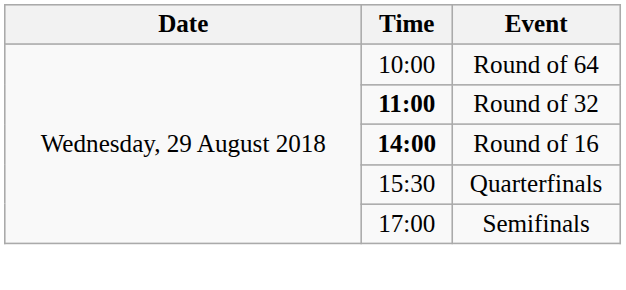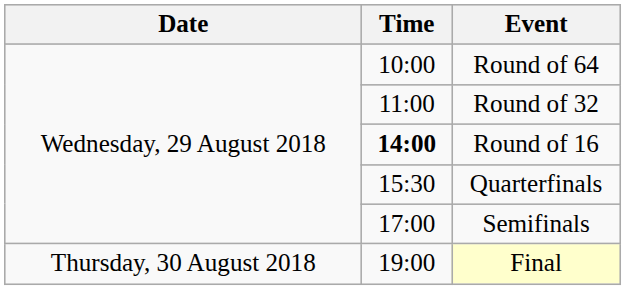(407, 104) bold -> (407, 104) normal
+ row: (536, 263)
